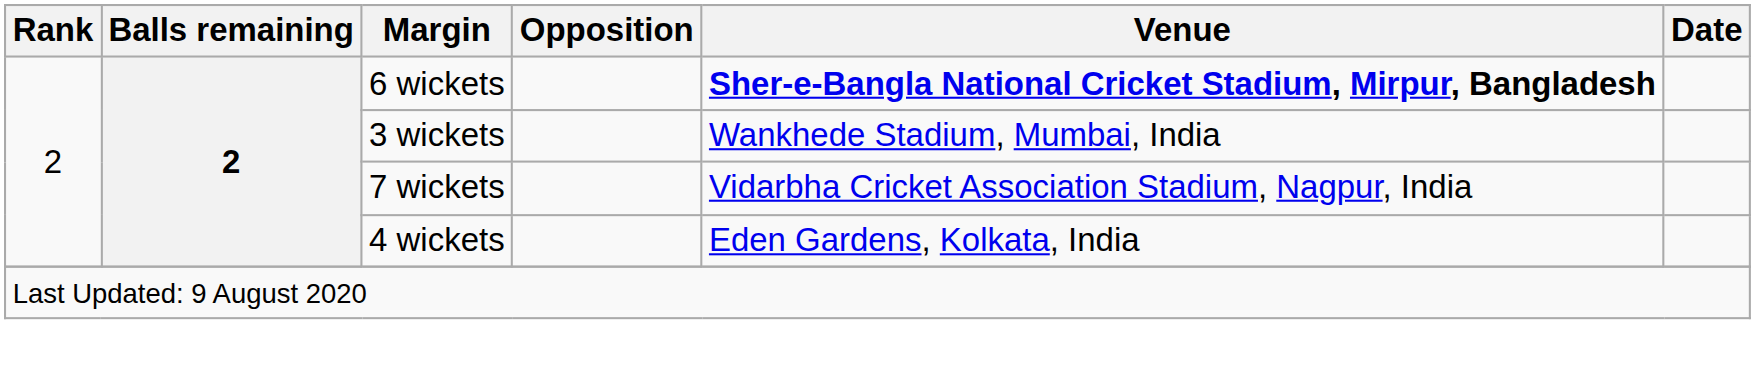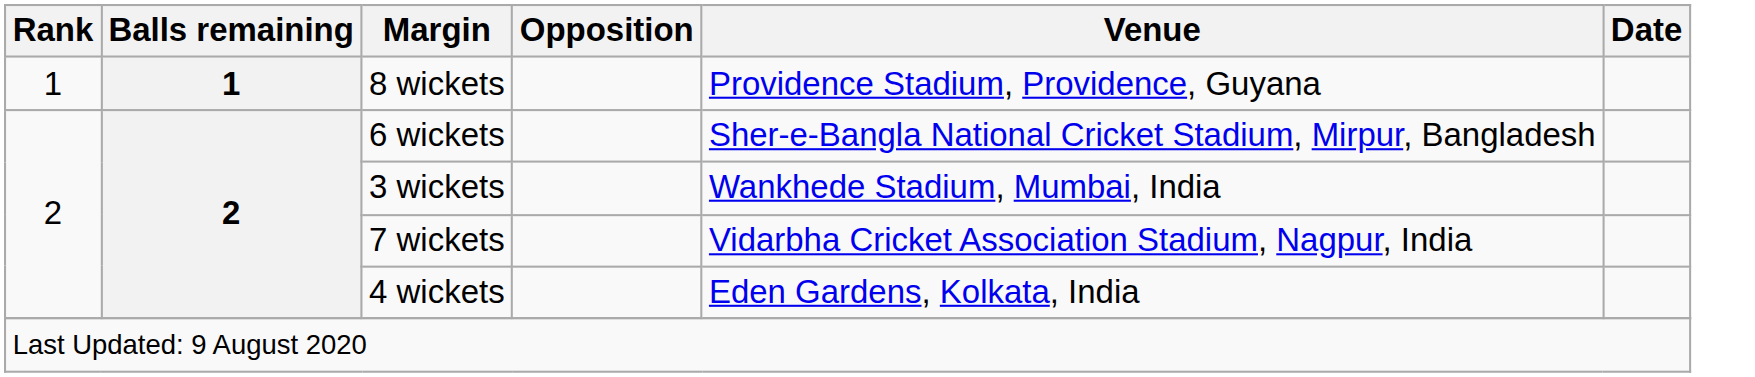+ row: (437, 82)
(1182, 82) bold -> (1152, 135) normal
